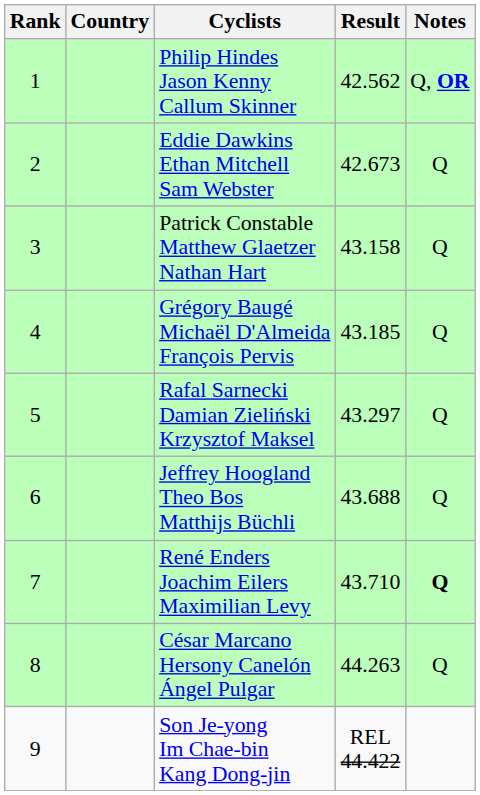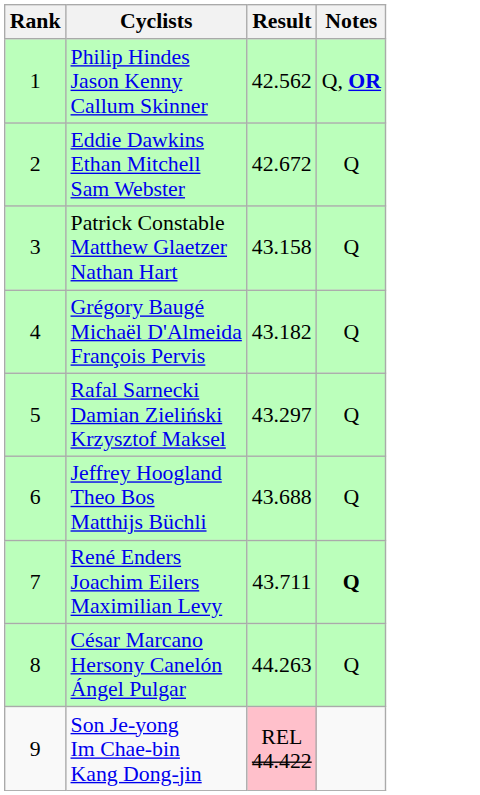- column: (110, 21)
(370, 164) 42.673 -> (282, 164) 42.672
(370, 331) 43.185 -> (282, 331) 43.182
(370, 581) 43.710 -> (282, 581) 43.711
(370, 748) no background -> (282, 748) pink background
